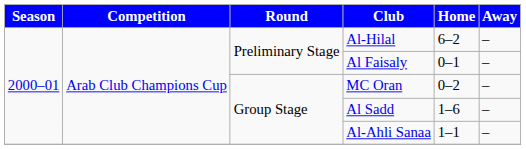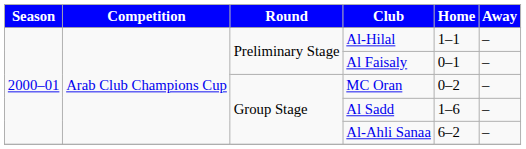(449, 39) 6–2 -> (449, 39) 1–1
(449, 132) 1–1 -> (449, 132) 6–2
